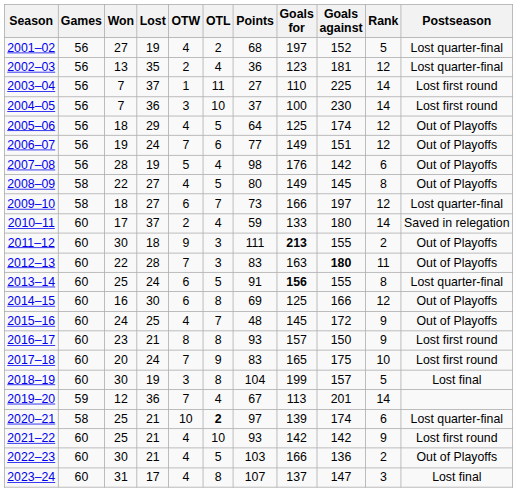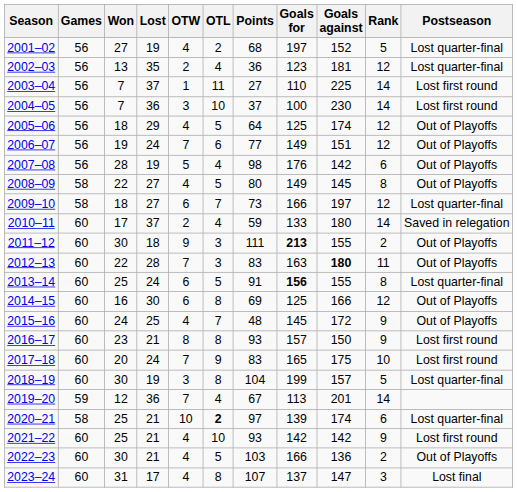(457, 379) Lost final -> (457, 379) Lost quarter-final
